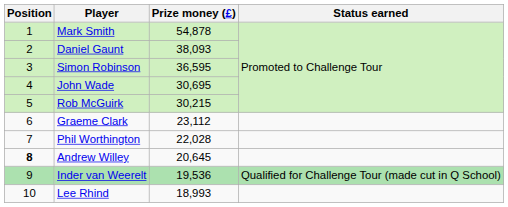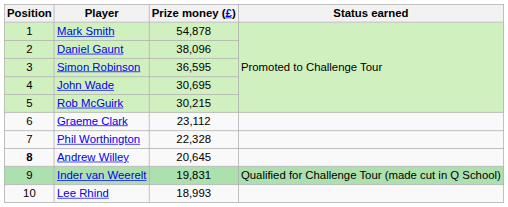(194, 49) 38,093 -> (194, 49) 38,096
(194, 139) 22,028 -> (194, 139) 22,328
(194, 175) 19,536 -> (194, 175) 19,831
